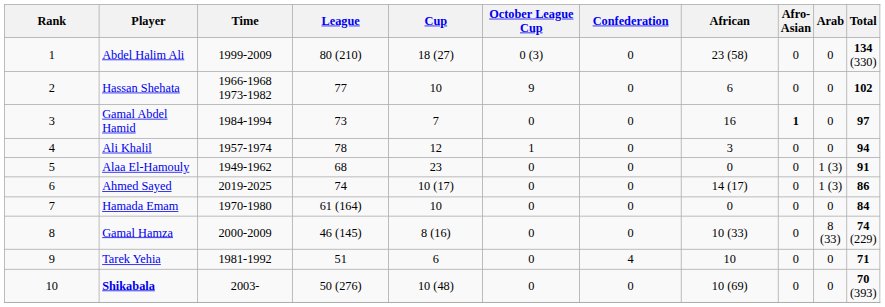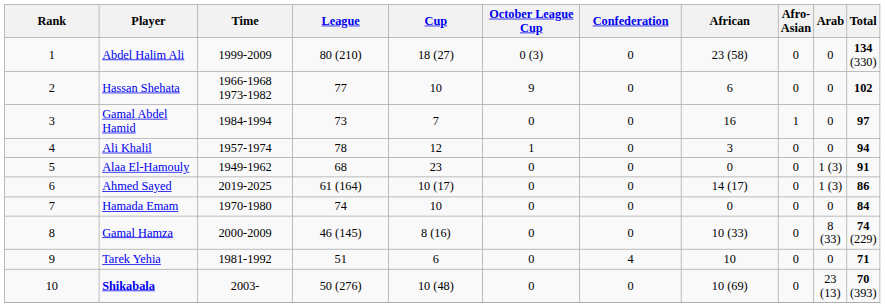(796, 121) bold -> (796, 121) normal
(341, 186) 74 -> (341, 186) 61 (164)
(341, 206) 61 (164) -> (341, 206) 74
(830, 285) 0 -> (830, 285) 23 (13)
